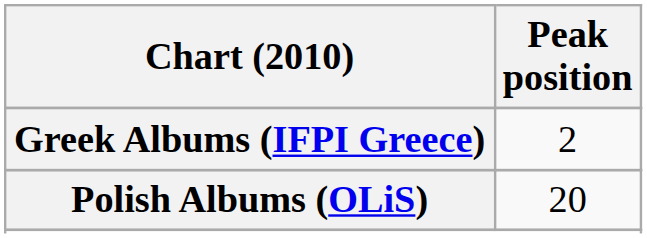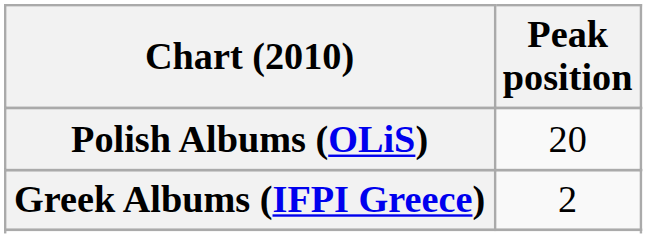rows swapped: (250, 138) <-> (250, 199)
